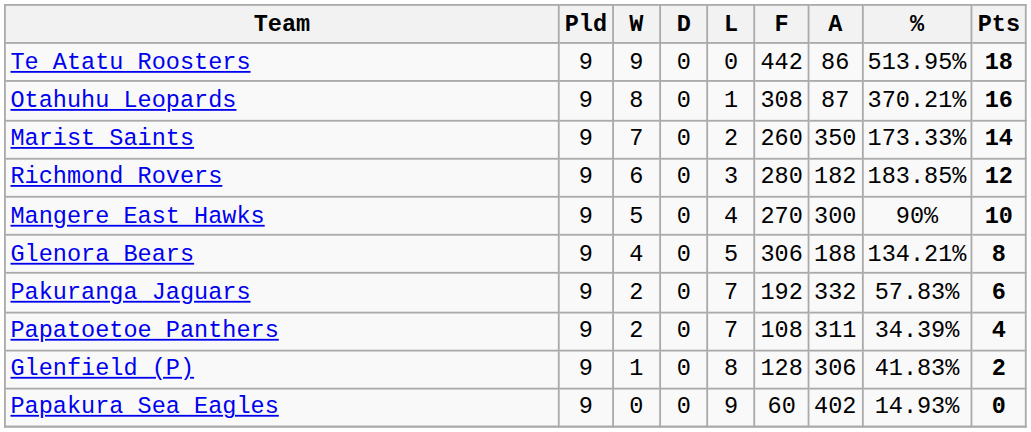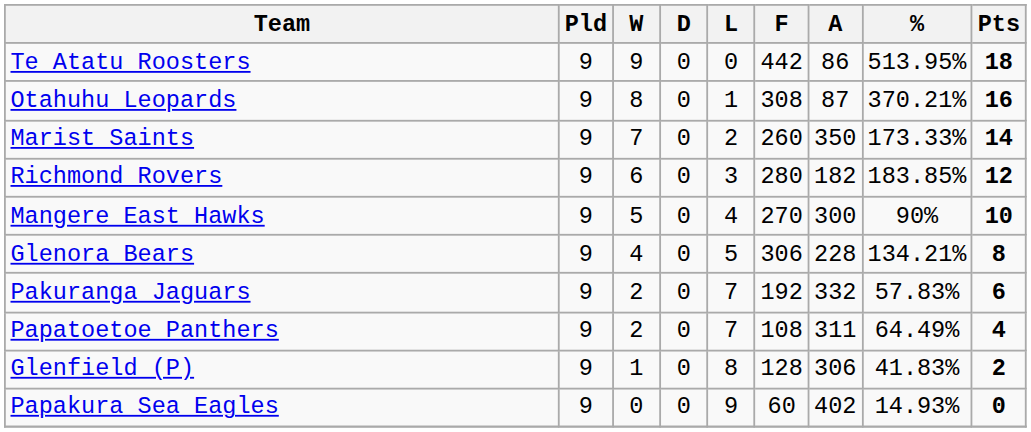(835, 254) 188 -> (835, 254) 228
(917, 331) 34.39% -> (917, 331) 64.49%
